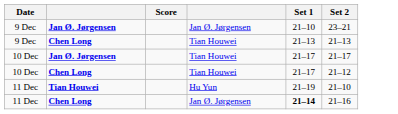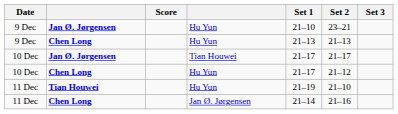+ column: (375, 12)
(220, 27) Jan Ø. Jørgensen -> (203, 27) Hu Yun
(213, 42) Tian Houwei -> (203, 42) Hu Yun
(213, 72) Tian Houwei -> (203, 72) Hu Yun
(304, 102) bold -> (304, 102) normal
